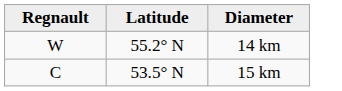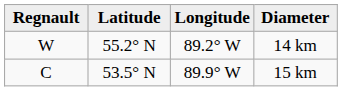+ column: (212, 18)
